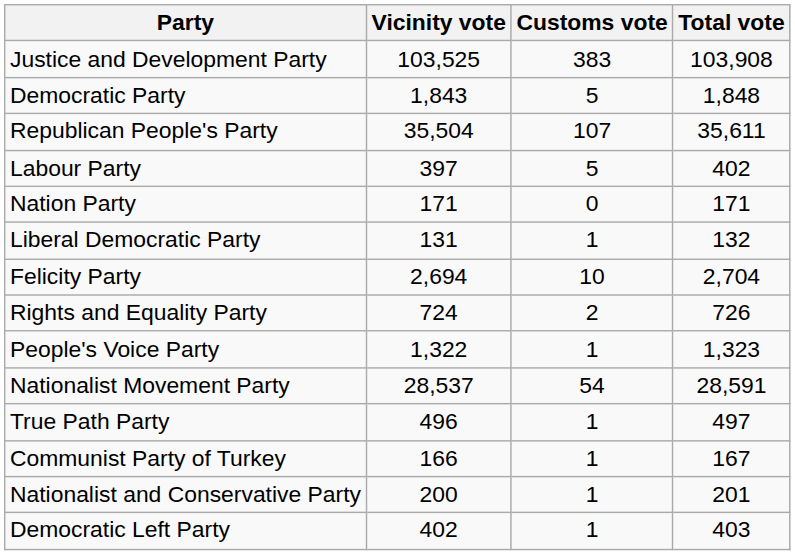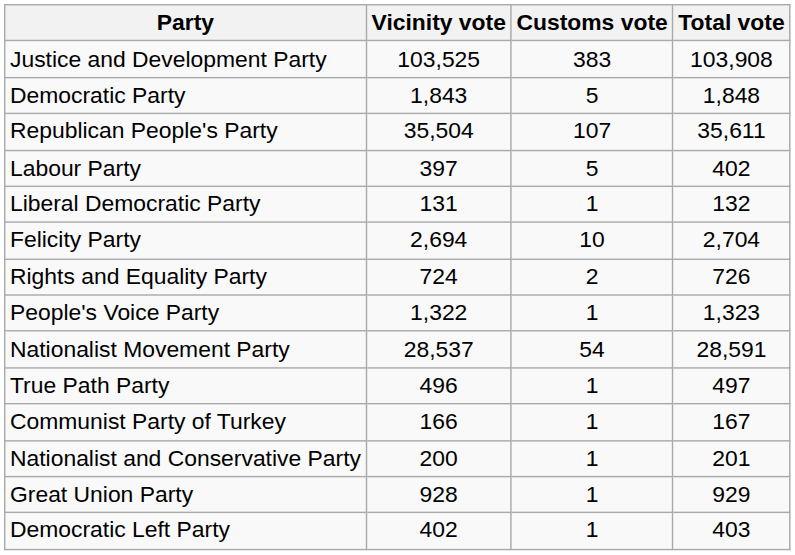- row: (73, 204)
+ row: (102, 494)
